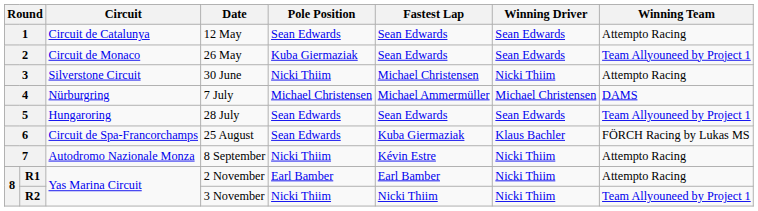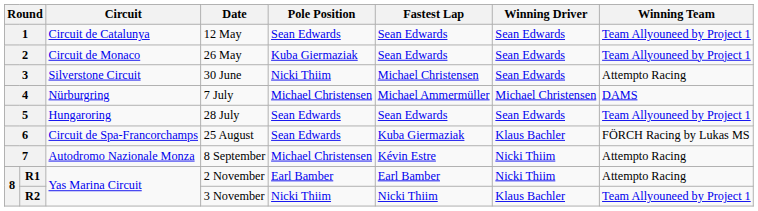(644, 34) Attempto Racing -> (676, 34) Team Allyouneed by Project 1
(525, 74) Nicki Thiim -> (530, 74) Sean Edwards
(301, 155) Nicki Thiim -> (322, 155) Michael Christensen
(525, 195) Nicki Thiim -> (530, 195) Klaus Bachler
